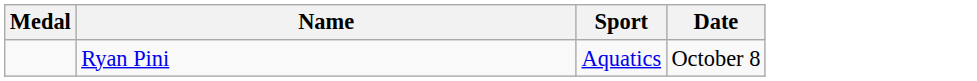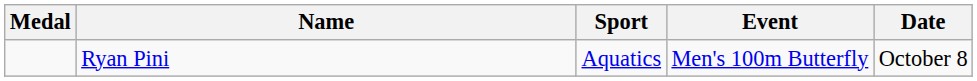+ column: (770, 22)
